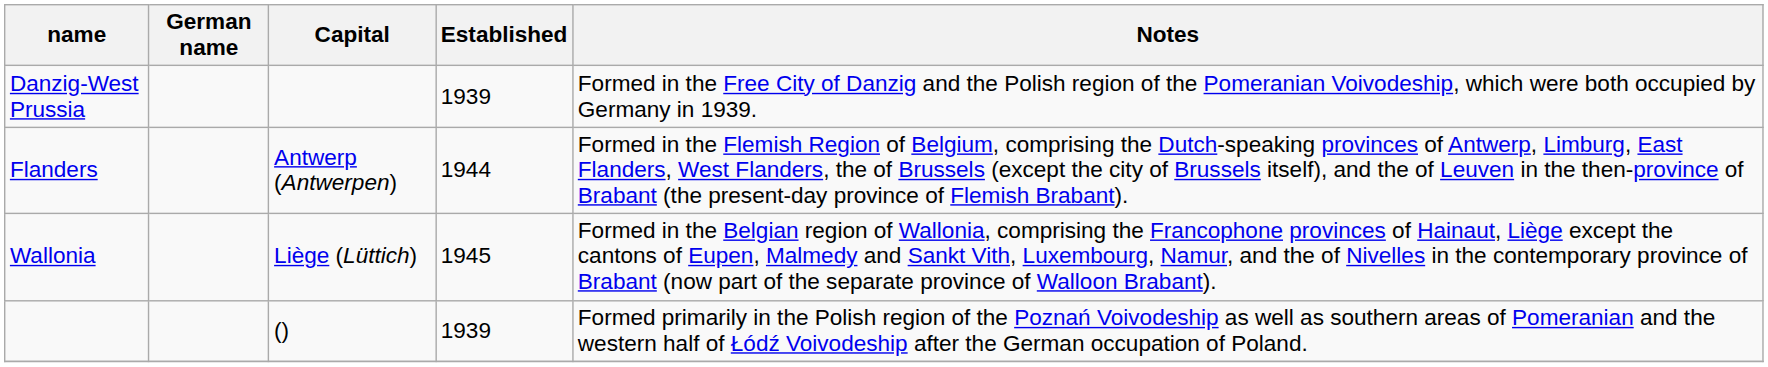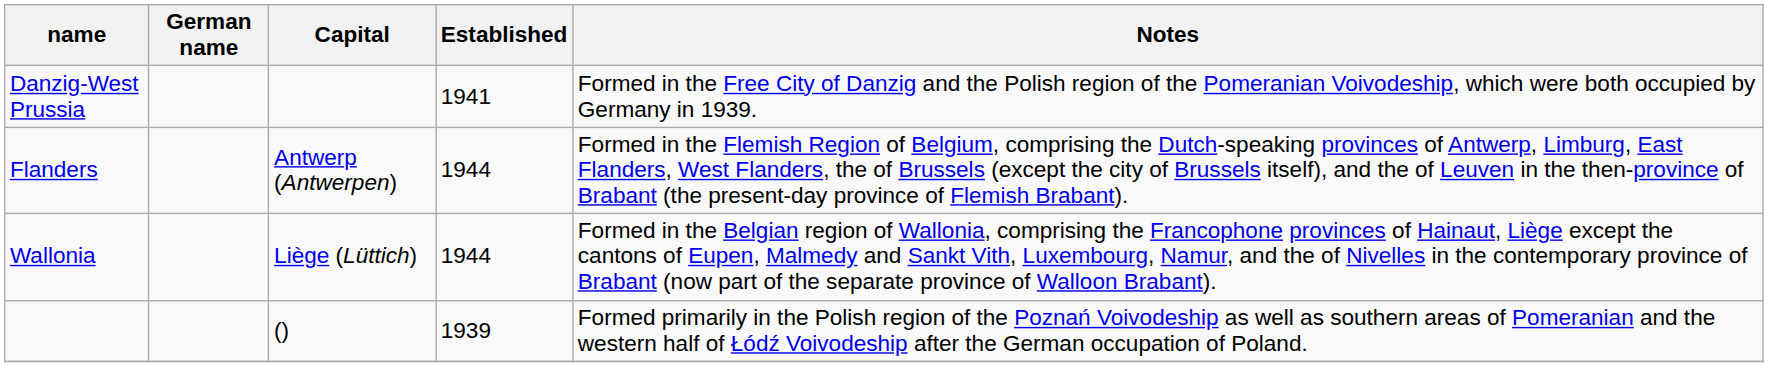(466, 96) 1939 -> (466, 96) 1941
(466, 256) 1945 -> (466, 256) 1944
